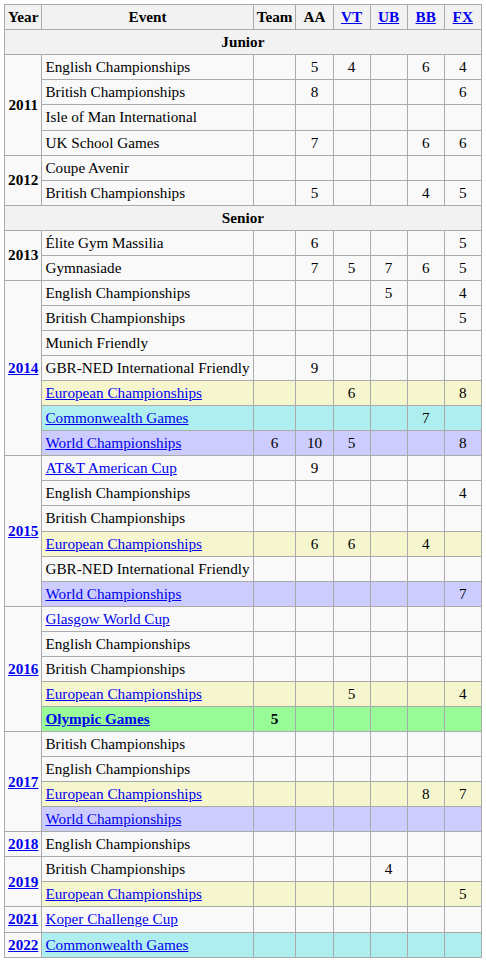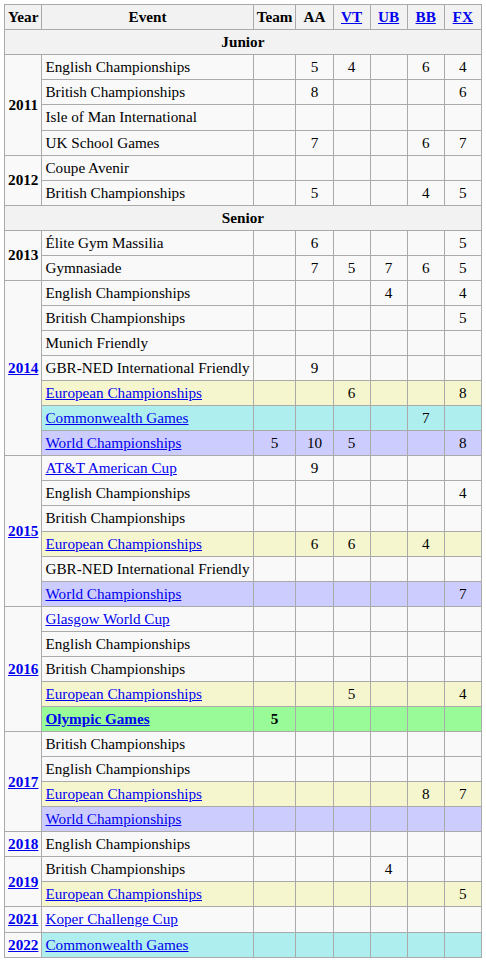(463, 142) 6 -> (463, 142) 7
(389, 292) 5 -> (389, 292) 4
(275, 443) 6 -> (275, 443) 5
